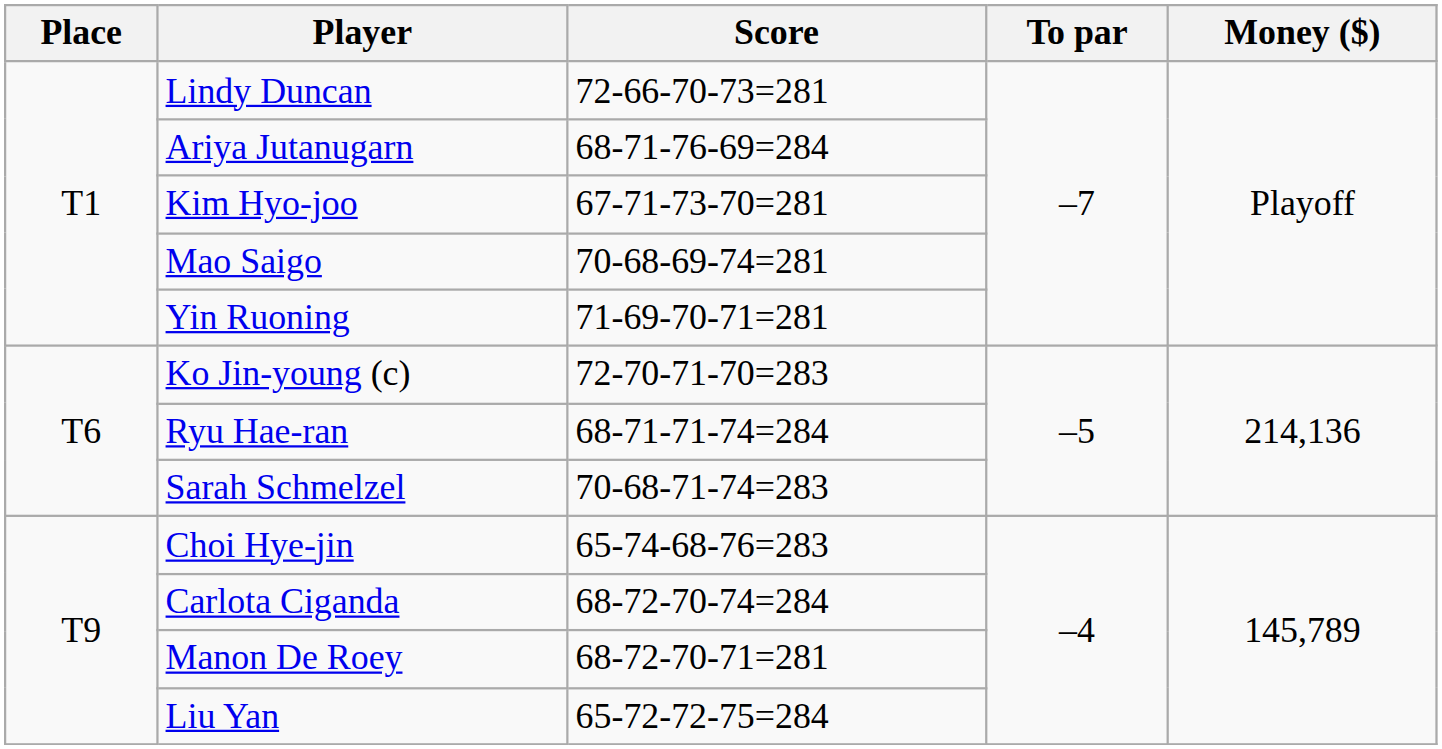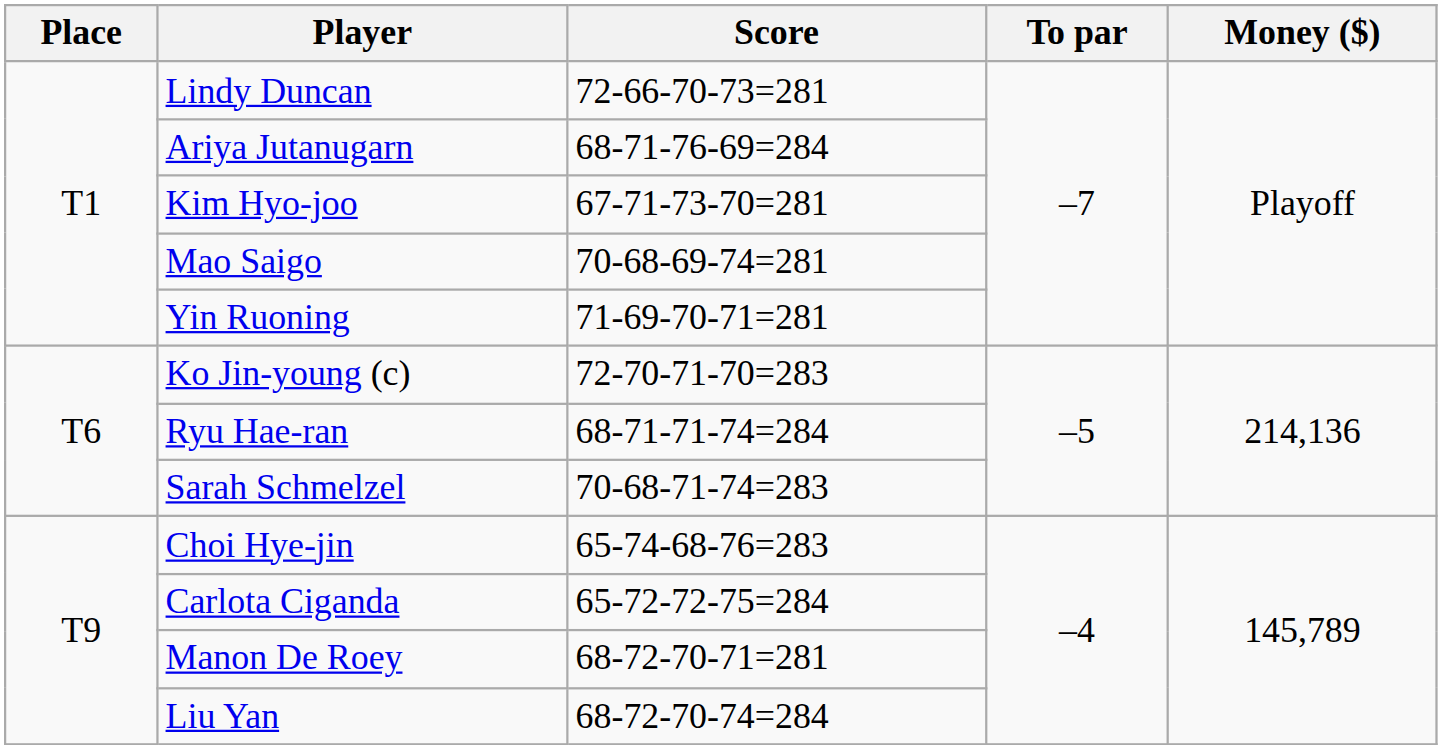(702, 601) 68-72-70-74=284 -> (702, 601) 65-72-72-75=284
(702, 714) 65-72-72-75=284 -> (702, 714) 68-72-70-74=284
